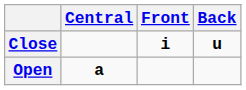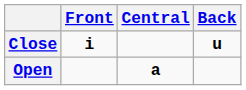columns swapped: (165, 18) <-> (99, 18)
